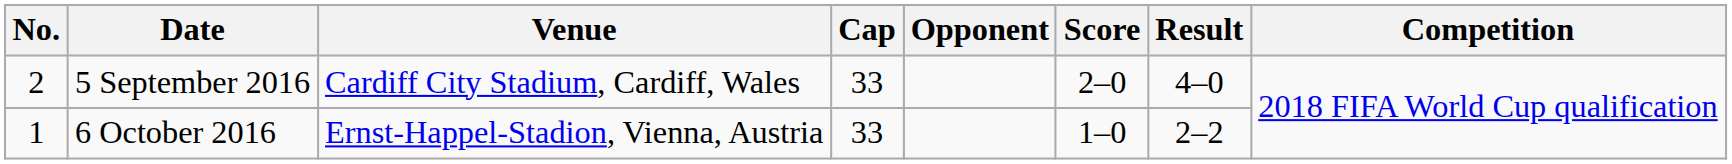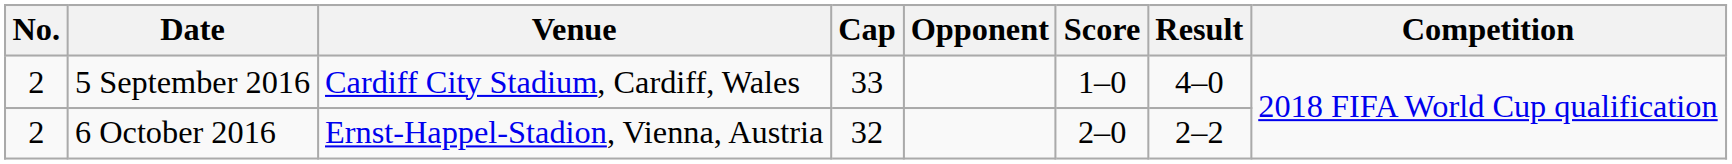(1102, 81) 2–0 -> (1102, 81) 1–0
(36, 132) 1 -> (36, 132) 2
(867, 132) 33 -> (867, 132) 32
(1102, 132) 1–0 -> (1102, 132) 2–0
